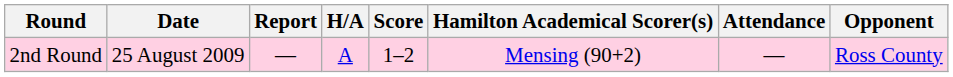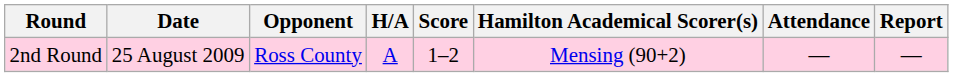columns swapped: (889, 21) <-> (286, 21)
